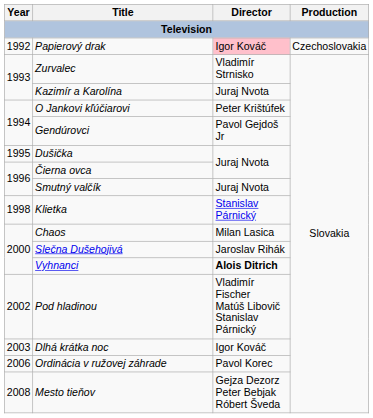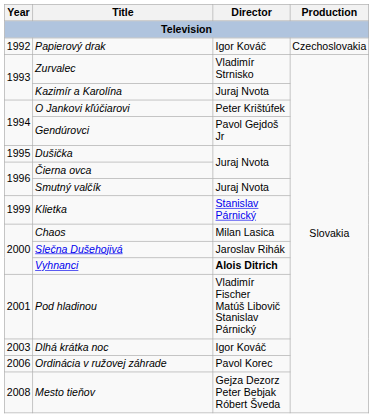(241, 46) pink background -> (241, 46) no background
(19, 210) 1998 -> (19, 210) 1999
(19, 306) 2002 -> (19, 306) 2001
